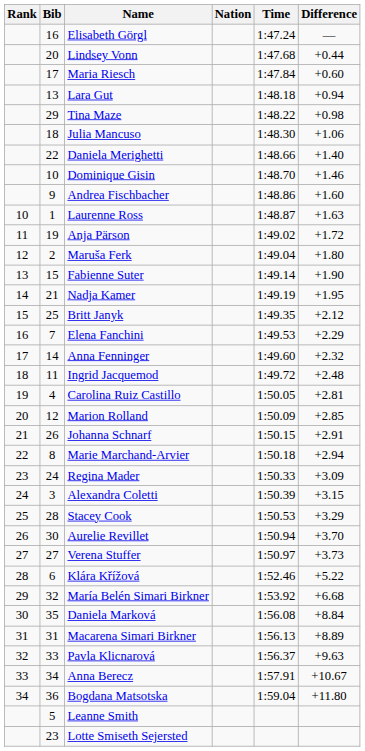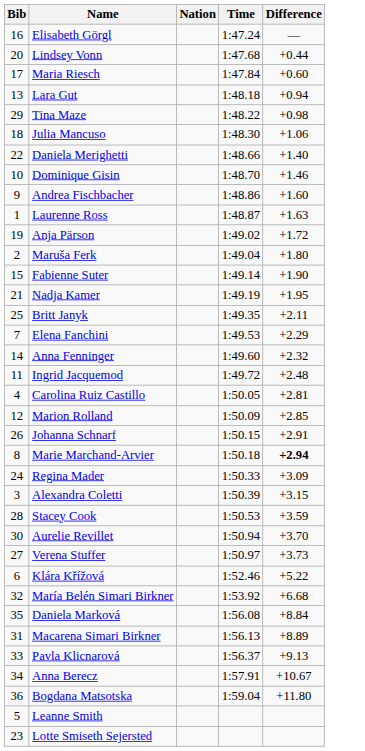- column: (22, 14)
(329, 315) +2.12 -> (294, 315) +2.11
(329, 455) normal -> (294, 455) bold
(329, 515) +3.29 -> (294, 515) +3.59
(329, 656) +9.63 -> (294, 656) +9.13
